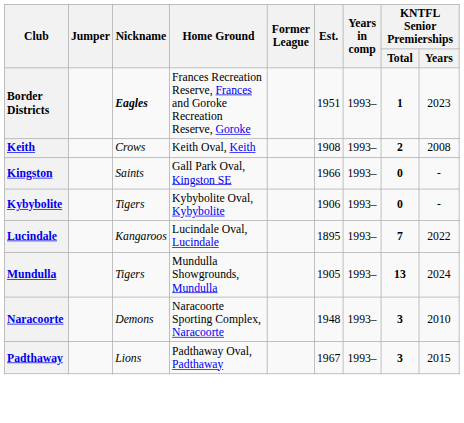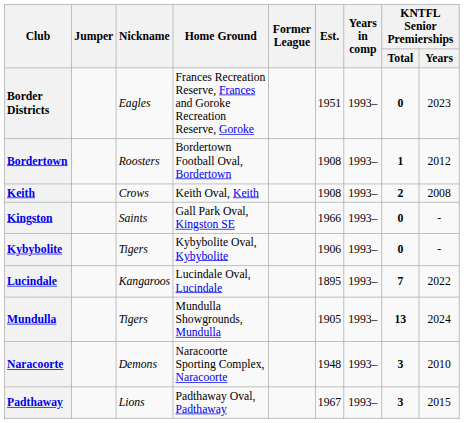(131, 103) bold -> (135, 103) normal
(400, 103) 1 -> (400, 103) 0
+ row: (37, 161)
